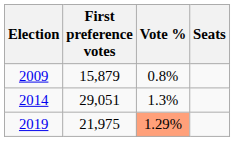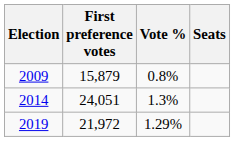(100, 100) 29,051 -> (100, 100) 24,051
(100, 124) 21,975 -> (100, 124) 21,972
(163, 124) lightsalmon background -> (163, 124) no background
